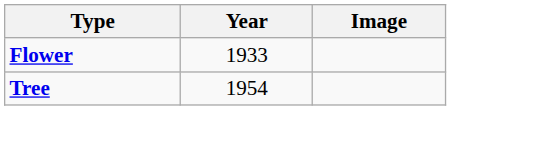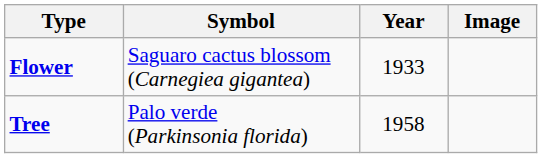+ column: (241, 21)
(247, 88) 1954 -> (403, 123) 1958
